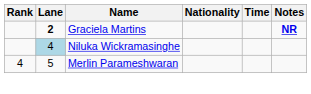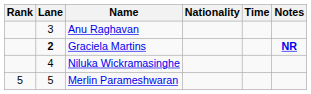+ row: (103, 30)
(50, 47) lightblue background -> (50, 64) no background
(20, 64) 4 -> (20, 81) 5
